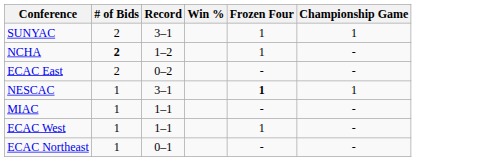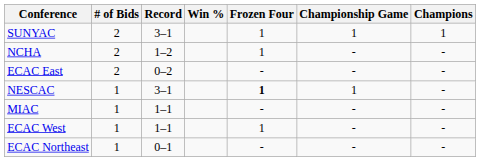+ column: (443, 14)
(117, 52) bold -> (117, 52) normal
